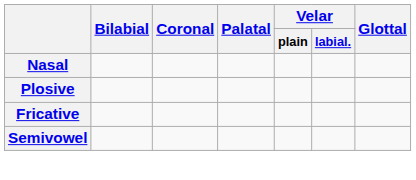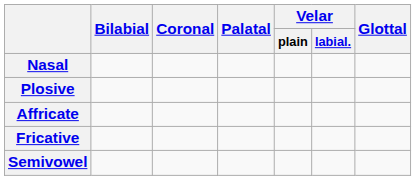+ row: (48, 114)
